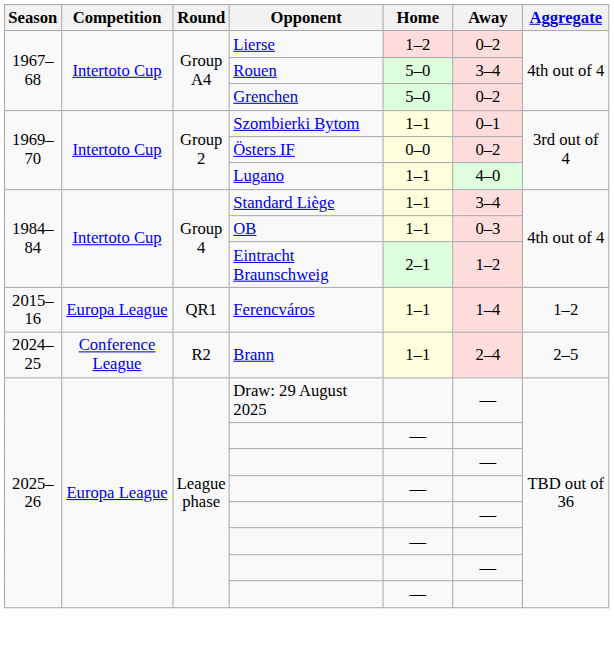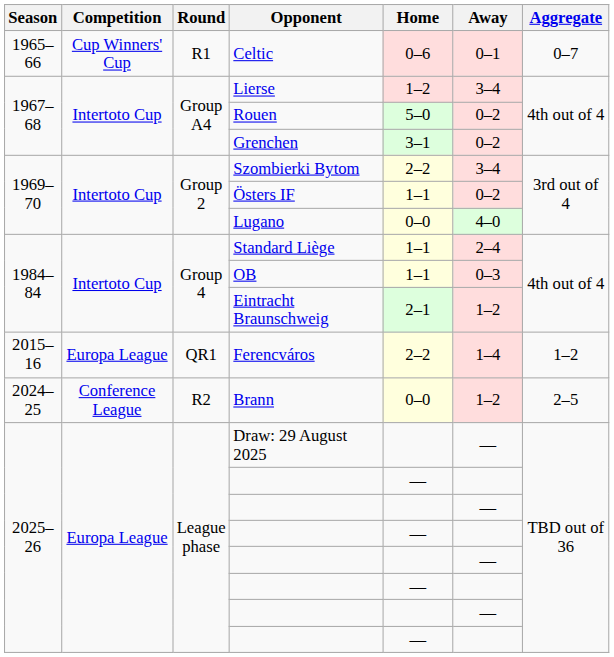+ row: (33, 53)
(488, 44) 0–2 -> (488, 89) 3–4
(488, 70) 3–4 -> (488, 115) 0–2
(418, 96) 5–0 -> (418, 141) 3–1
(418, 123) 1–1 -> (418, 168) 2–2
(488, 123) 0–1 -> (488, 168) 3–4
(418, 149) 0–0 -> (418, 194) 1–1
(418, 176) 1–1 -> (418, 221) 0–0
(488, 202) 3–4 -> (488, 247) 2–4
(418, 309) 1–1 -> (418, 354) 2–2
(418, 354) 1–1 -> (418, 399) 0–0
(488, 354) 2–4 -> (488, 399) 1–2
